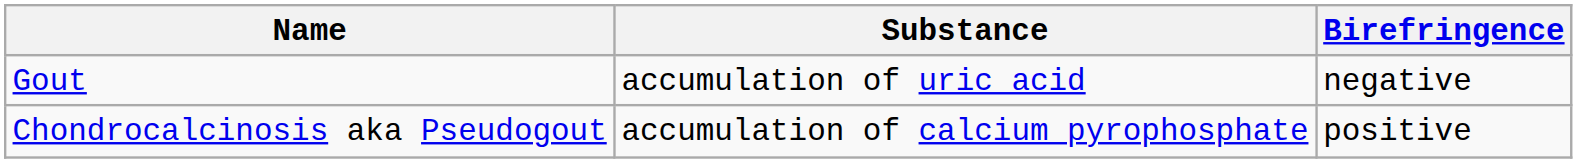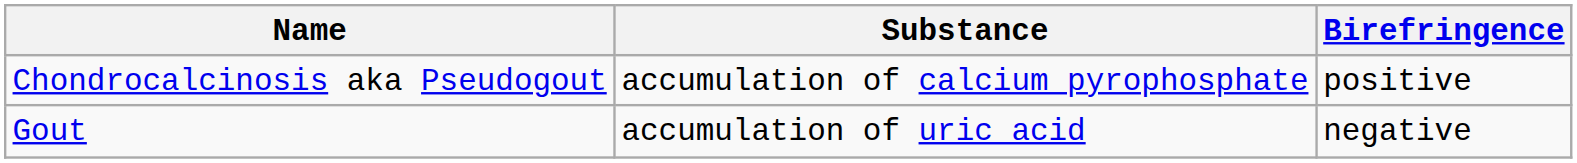rows swapped: (50, 81) <-> (310, 131)
